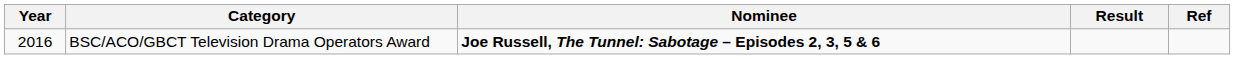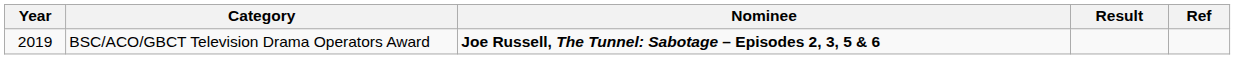(35, 41) 2016 -> (35, 41) 2019
